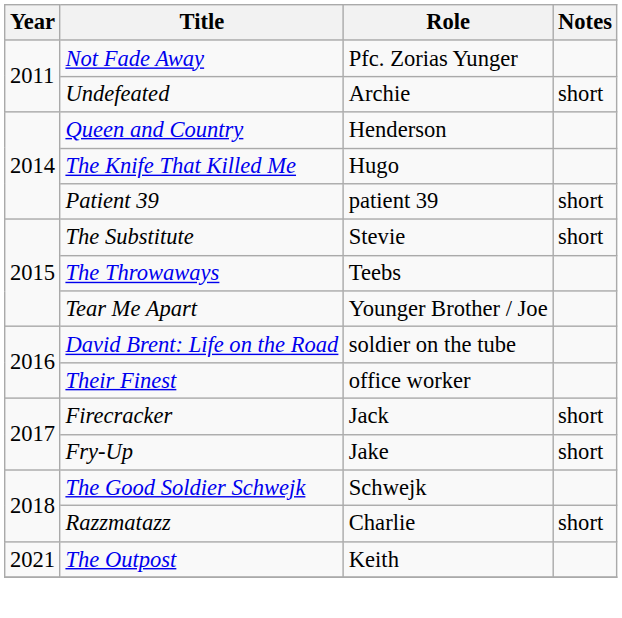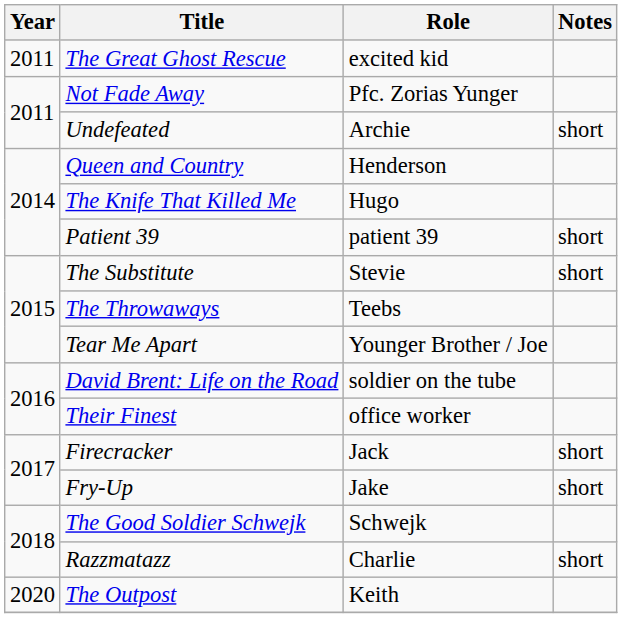+ row: (176, 58)
(32, 559) 2021 -> (32, 594) 2020
